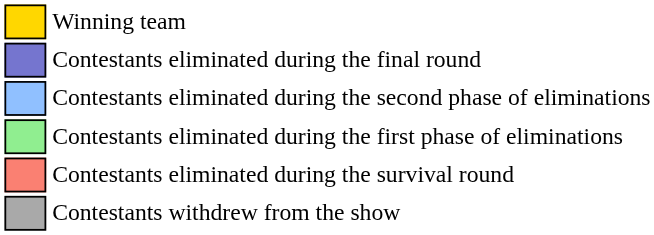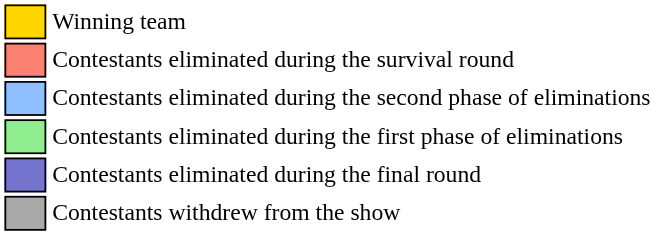rows swapped: (267, 59) <-> (283, 174)
